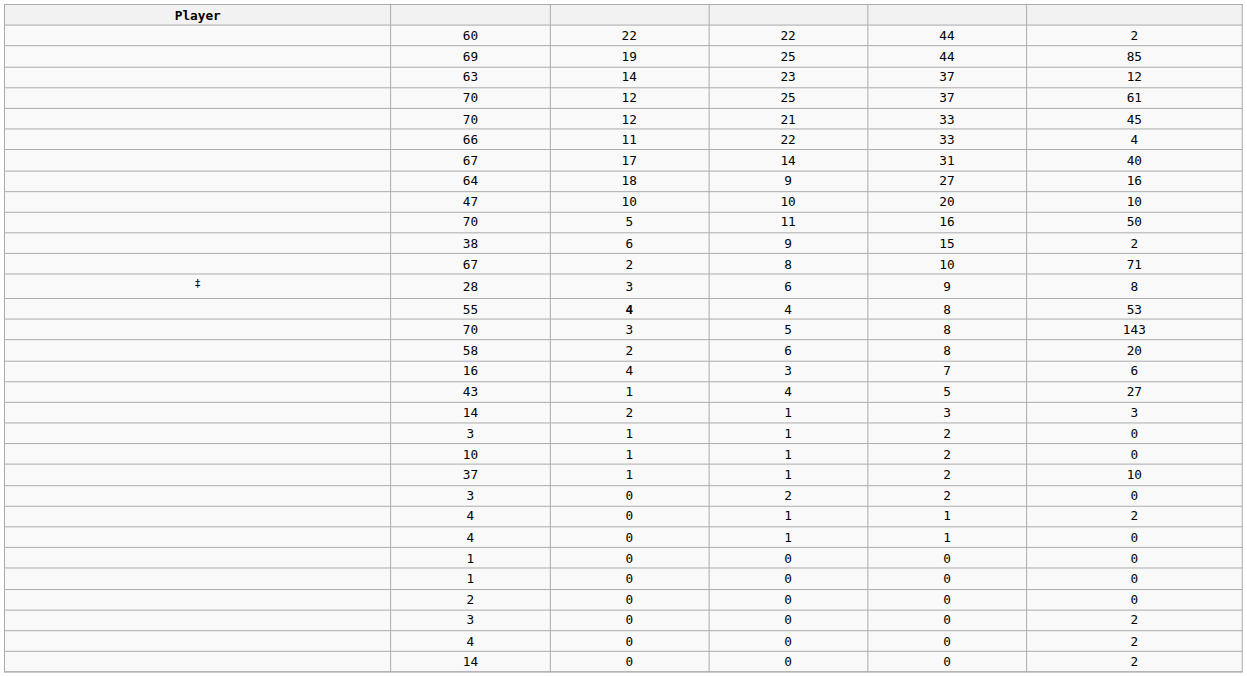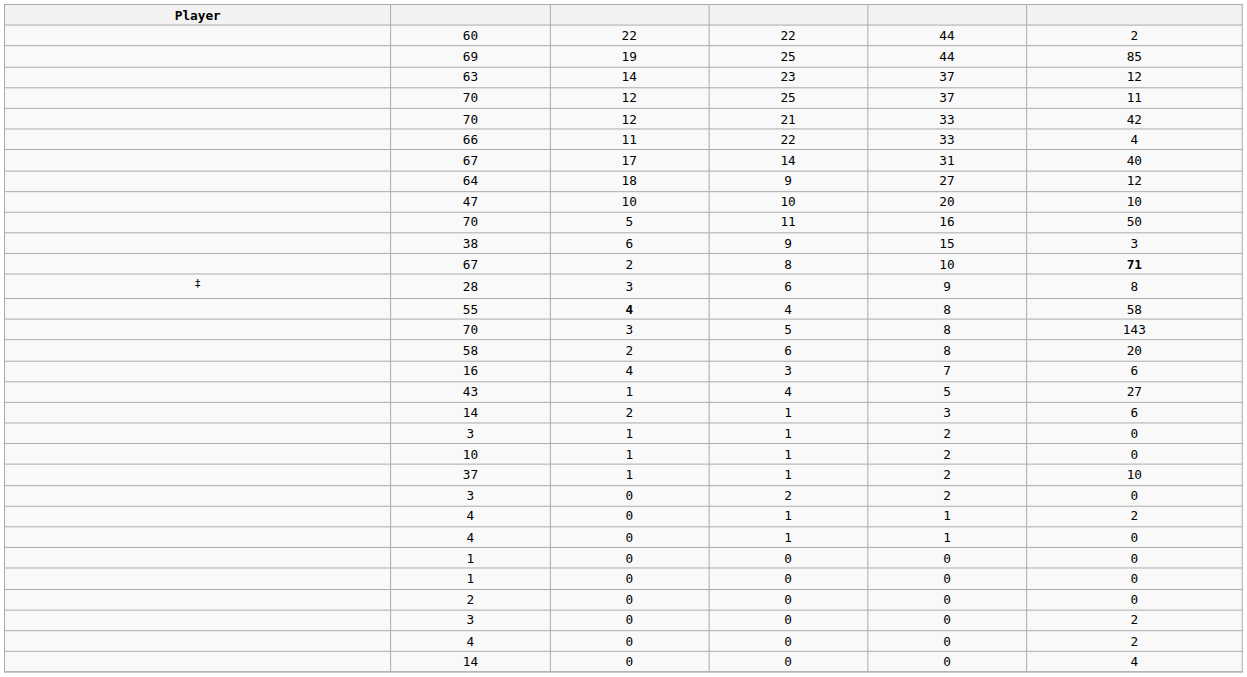(1134, 98) 61 -> (1134, 98) 11
(1134, 119) 45 -> (1134, 119) 42
(1134, 181) 16 -> (1134, 181) 12
(1134, 243) 2 -> (1134, 243) 3
(1134, 264) normal -> (1134, 264) bold
(1134, 309) 53 -> (1134, 309) 58
(1134, 413) 3 -> (1134, 413) 6
(1134, 662) 2 -> (1134, 662) 4
